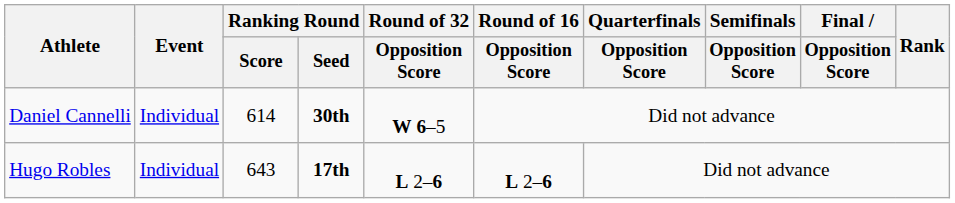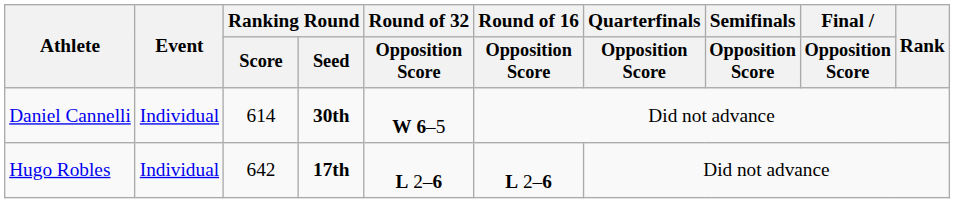(261, 170) 643 -> (261, 170) 642
